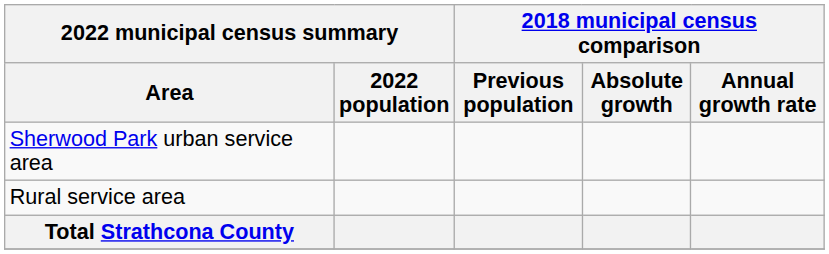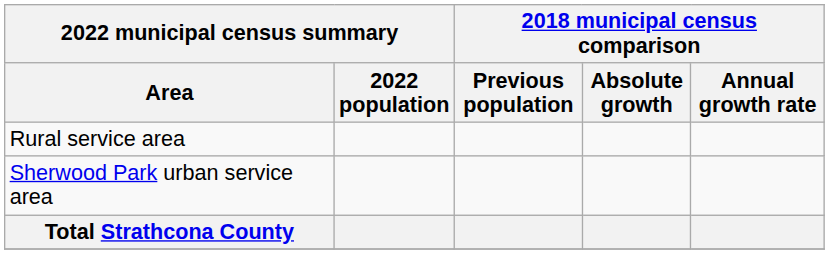rows swapped: (151, 150) <-> (97, 197)
